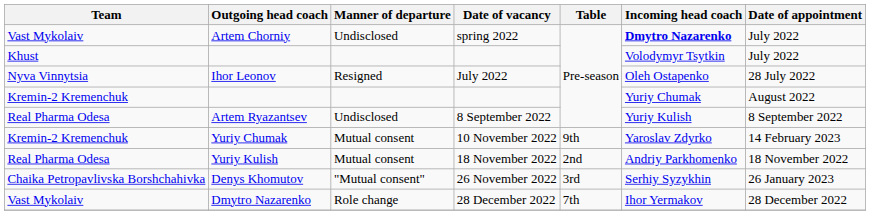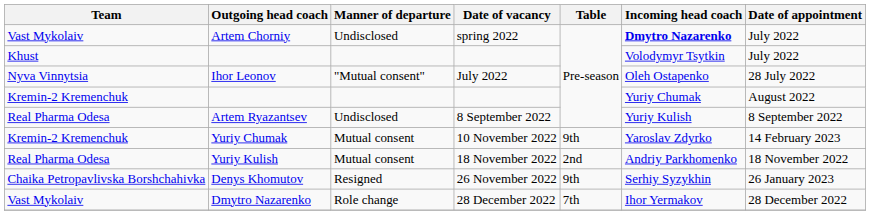(358, 76) Resigned -> (379, 76) "Mutual consent"
(379, 179) "Mutual consent" -> (358, 179) Resigned
(571, 179) 3rd -> (571, 179) 9th
